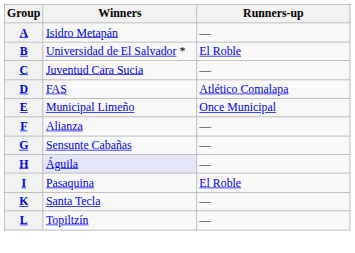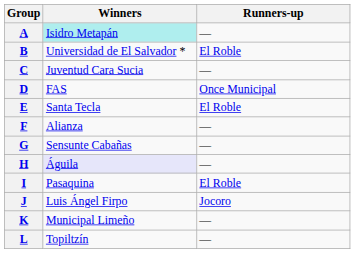(82, 32) no background -> (82, 32) paleturquoise background
(244, 88) Atlético Comalapa -> (238, 88) Once Municipal
(90, 107) Municipal Limeño -> (73, 107) Santa Tecla
(238, 107) Once Municipal -> (220, 107) El Roble
+ row: (24, 201)
(73, 201) Santa Tecla -> (90, 220) Municipal Limeño
